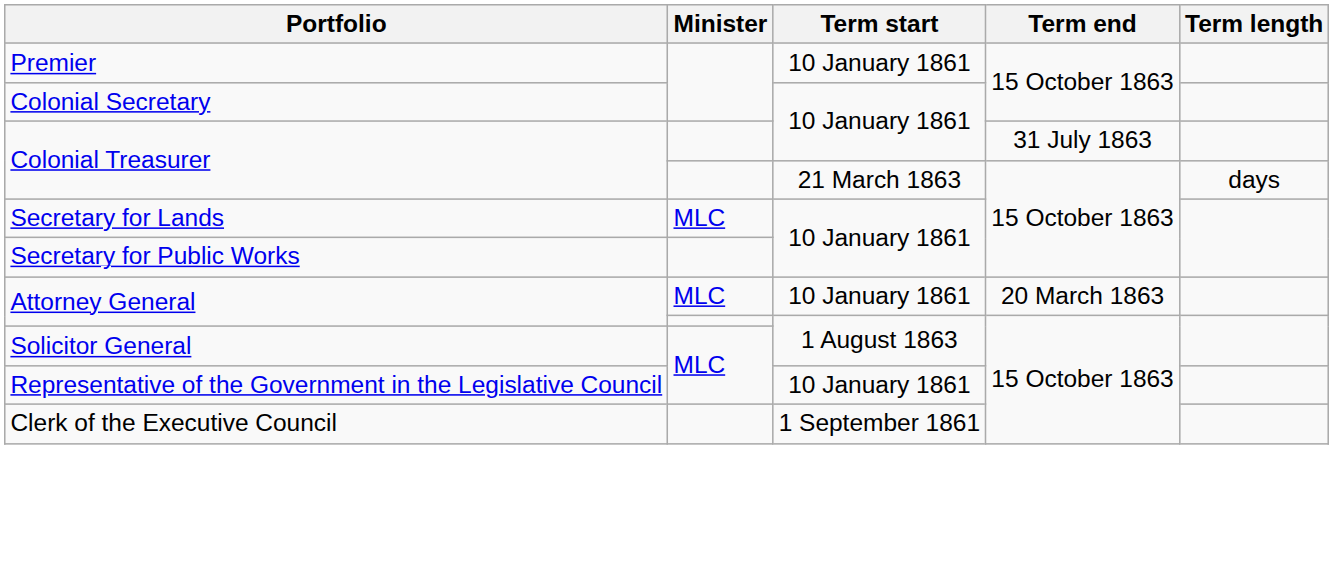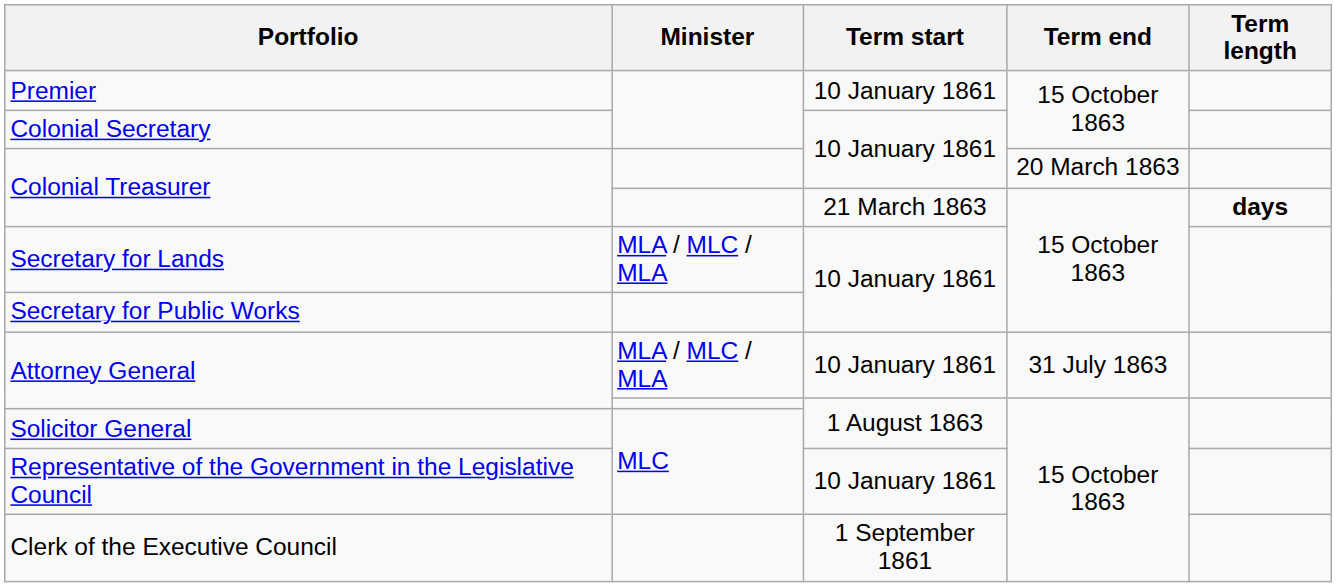(1083, 140) 31 July 1863 -> (1098, 167) 20 March 1863
(1254, 179) normal -> (1260, 206) bold
(699, 218) MLC -> (684, 259) MLA / MLC / MLA
(699, 295) MLC -> (684, 364) MLA / MLC / MLA
(1083, 295) 20 March 1863 -> (1098, 364) 31 July 1863
